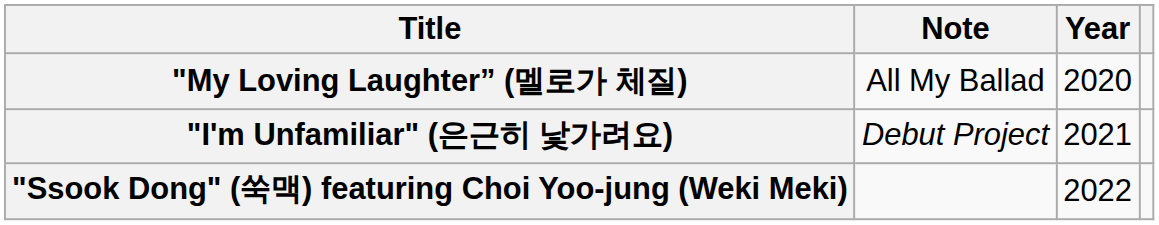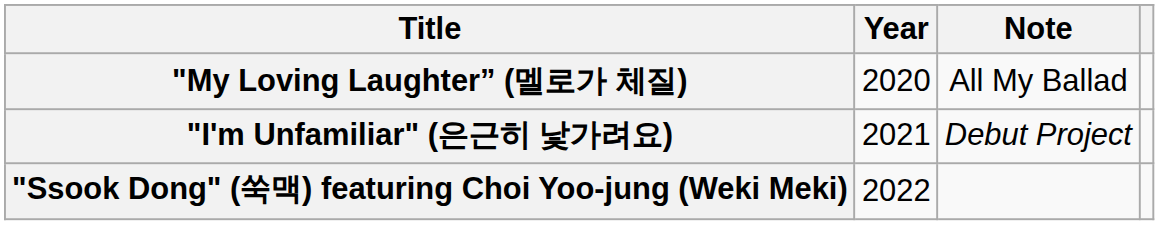columns swapped: (1098, 28) <-> (955, 28)
